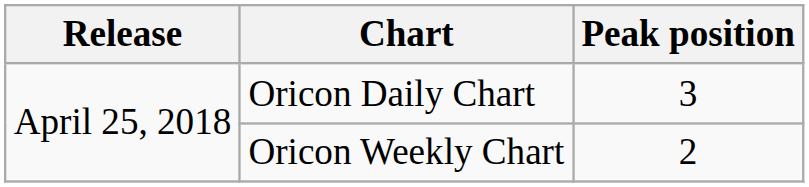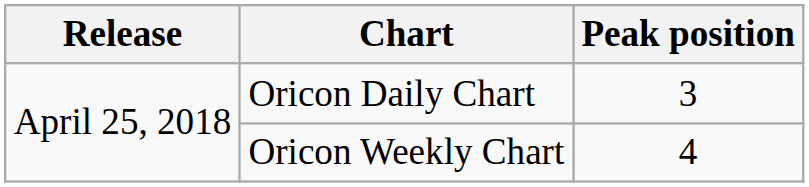(688, 151) 2 -> (688, 151) 4
